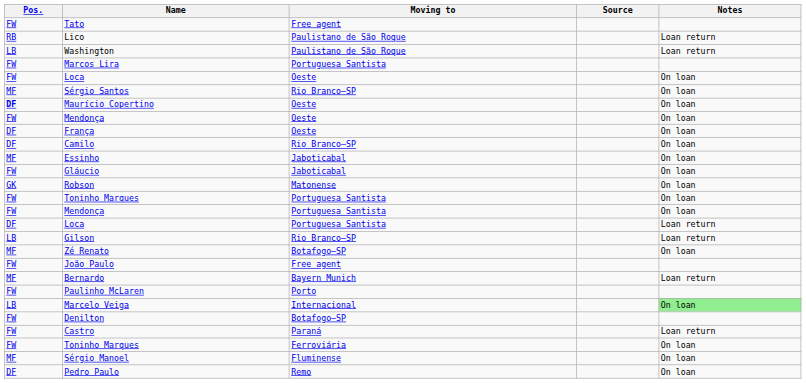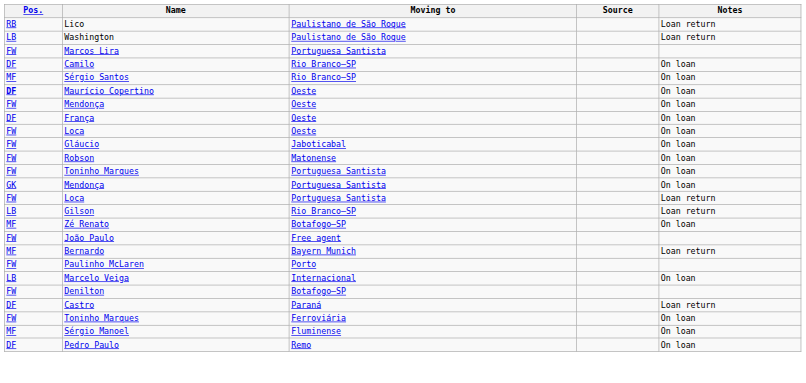- row: (74, 25)
rows swapped: (79, 145) <-> (74, 78)
- row: (82, 158)
(11, 185) GK -> (11, 158) FW
(11, 212) FW -> (11, 185) GK
(11, 225) DF -> (11, 198) FW
(678, 305) lightgreen background -> (678, 279) no background
(11, 332) FW -> (11, 305) DF
